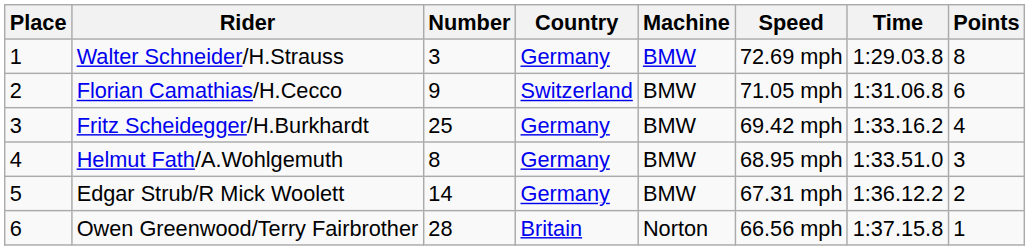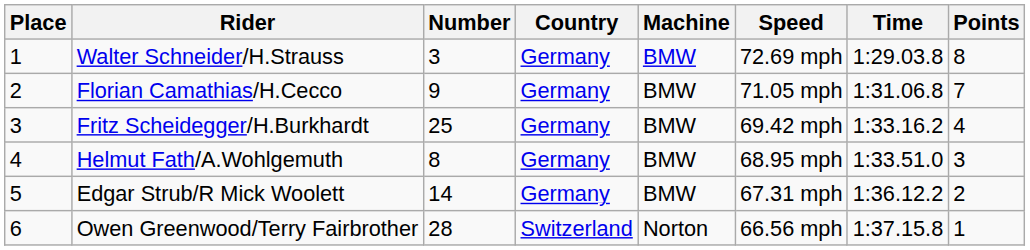(577, 91) Switzerland -> (565, 91) Germany
(959, 91) 6 -> (959, 91) 7
(551, 229) Britain -> (577, 229) Switzerland
